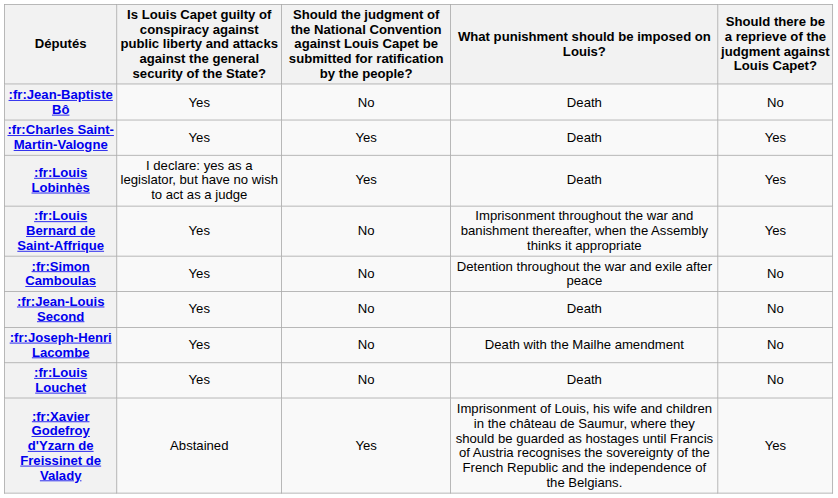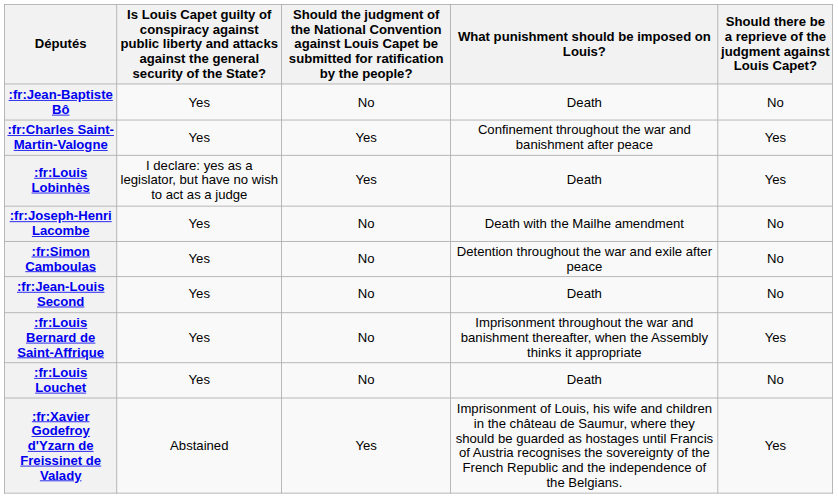(584, 137) Death -> (584, 137) Confinement throughout the war and banishment after peace
rows swapped: (61, 230) <-> (61, 345)
